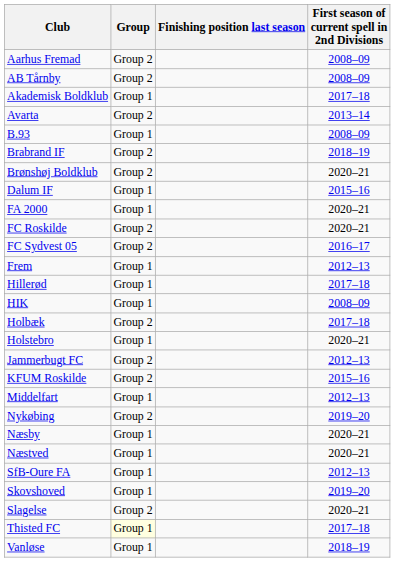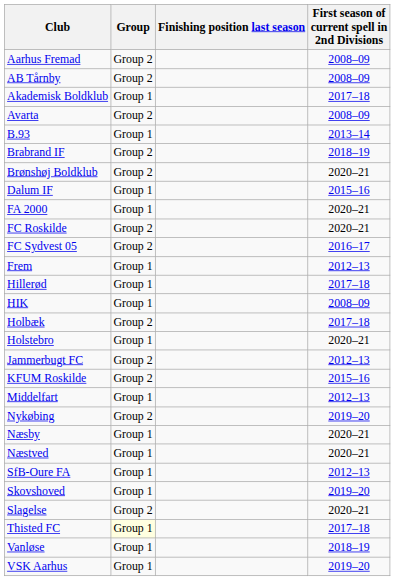(349, 115) 2013–14 -> (349, 115) 2008–09
(349, 134) 2008–09 -> (349, 134) 2013–14
+ row: (37, 566)
